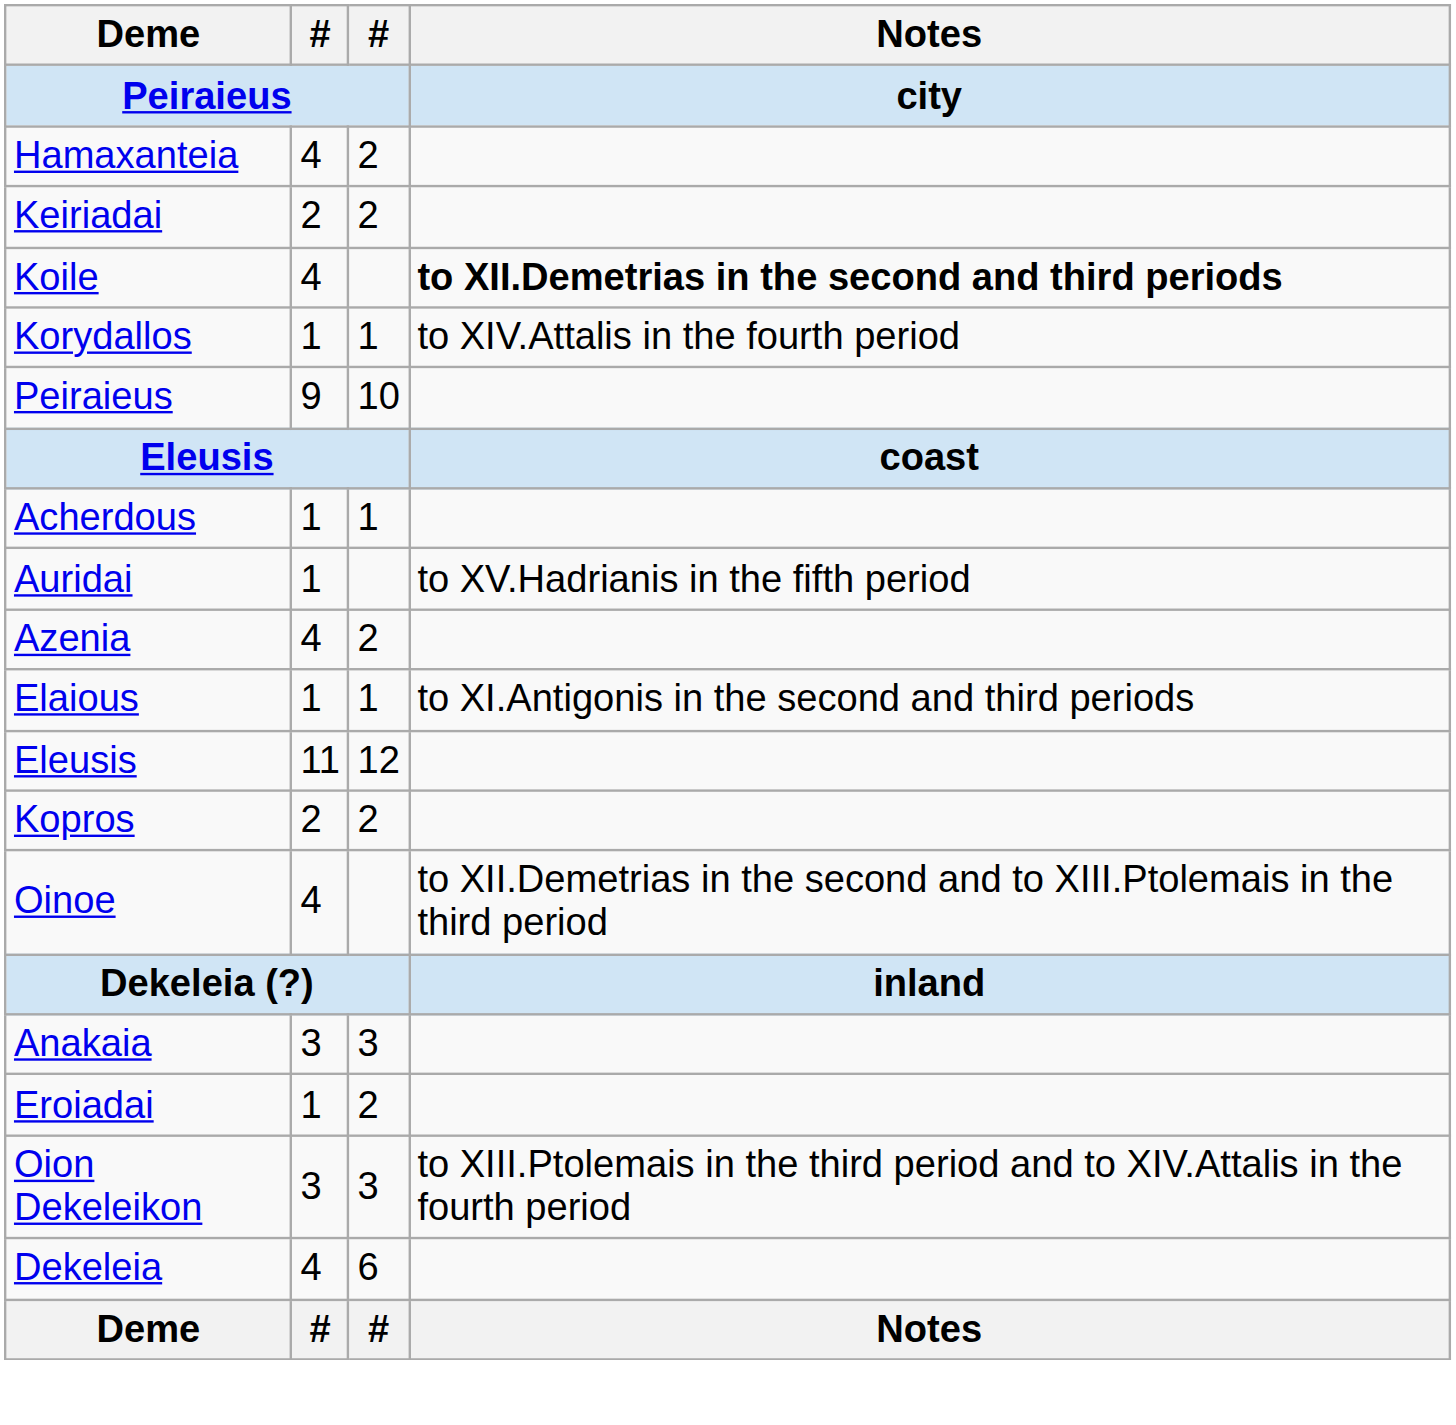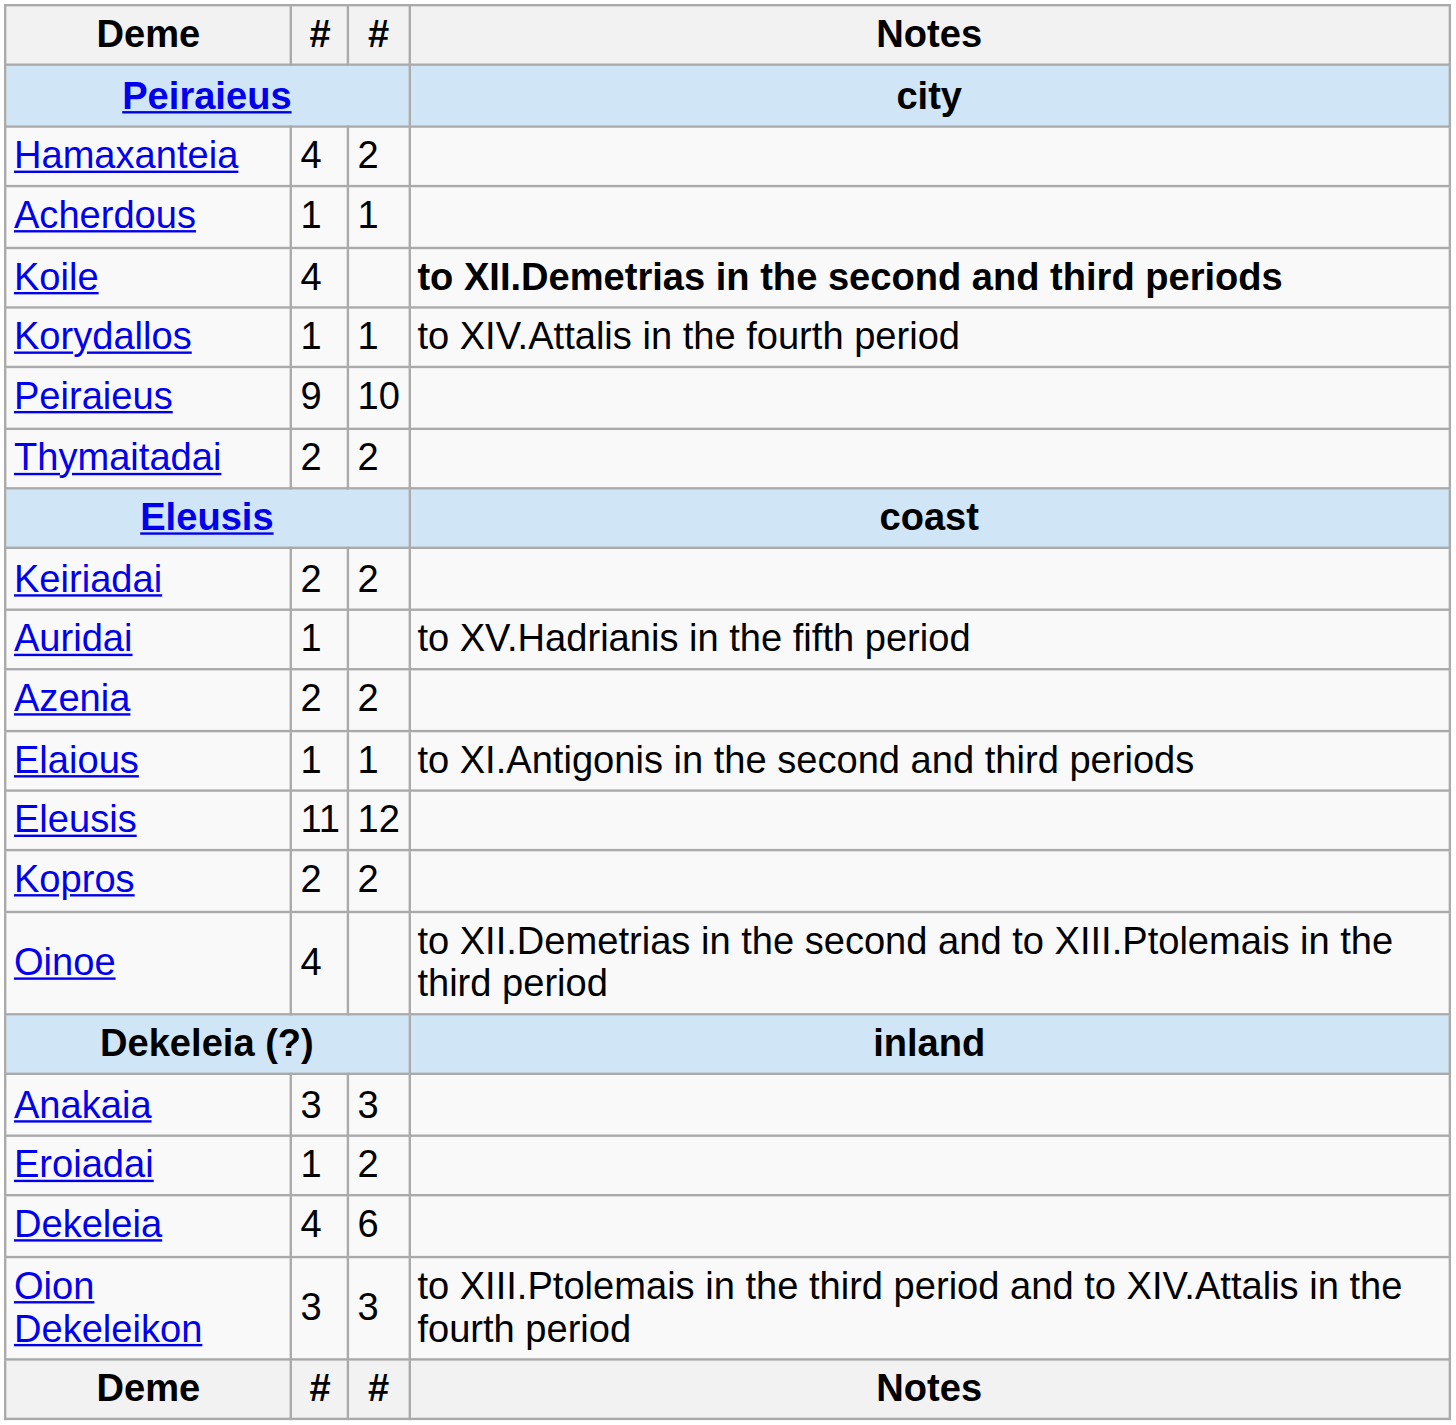rows swapped: (88, 215) <-> (105, 517)
+ row: (118, 457)
(311, 638) 4 -> (311, 699) 2
rows swapped: (88, 1267) <-> (108, 1186)
